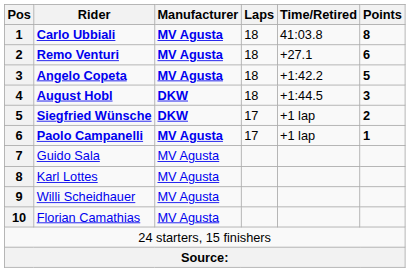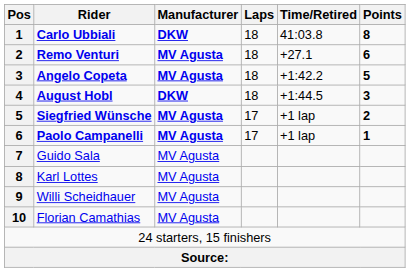(190, 35) MV Agusta -> (173, 35) DKW
(173, 116) DKW -> (190, 116) MV Agusta
